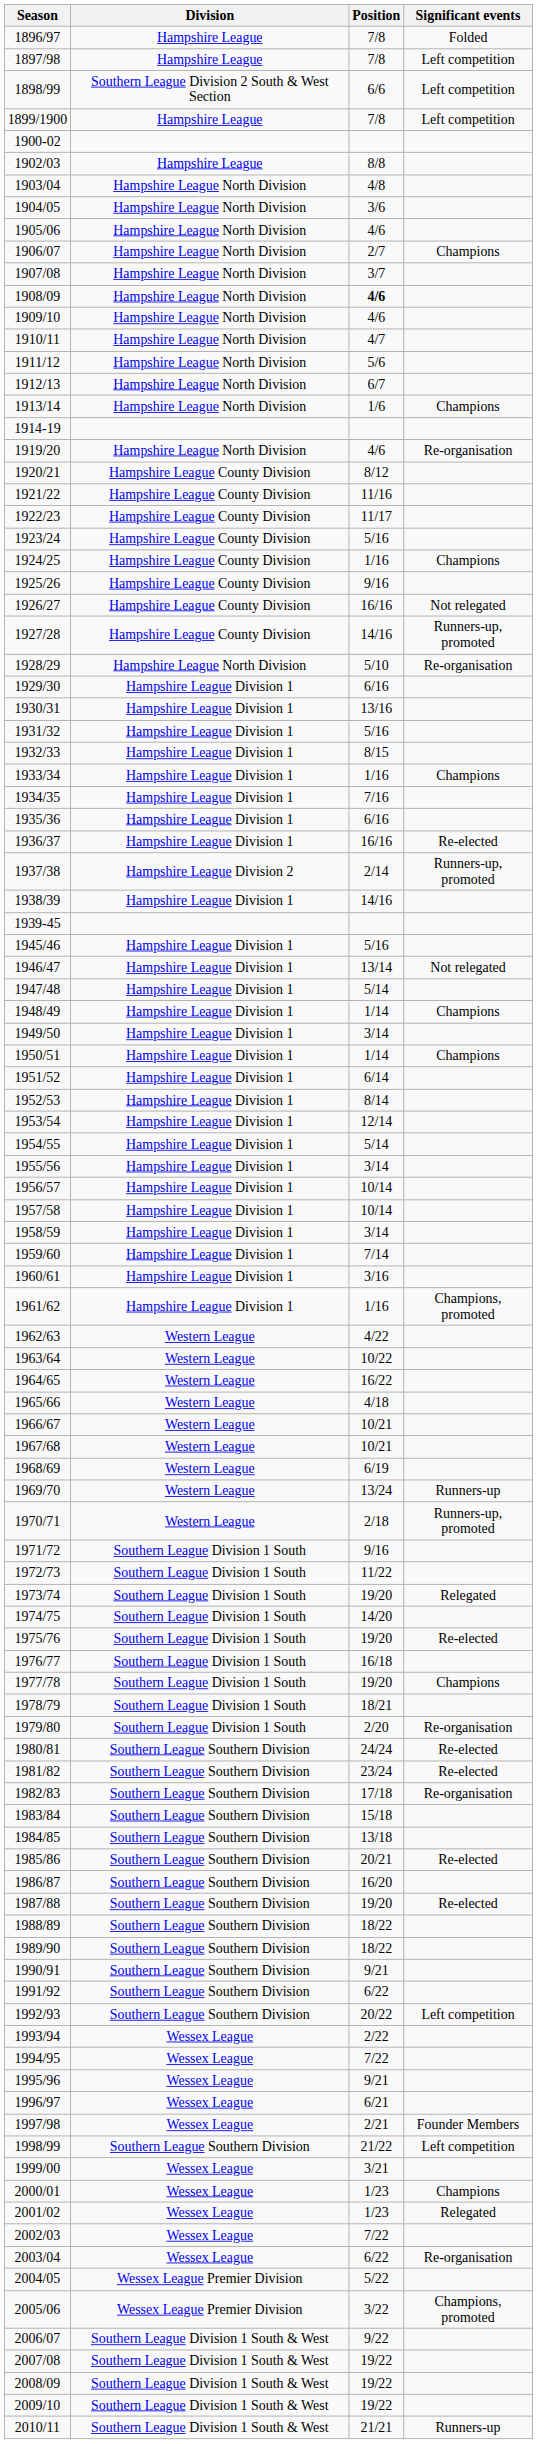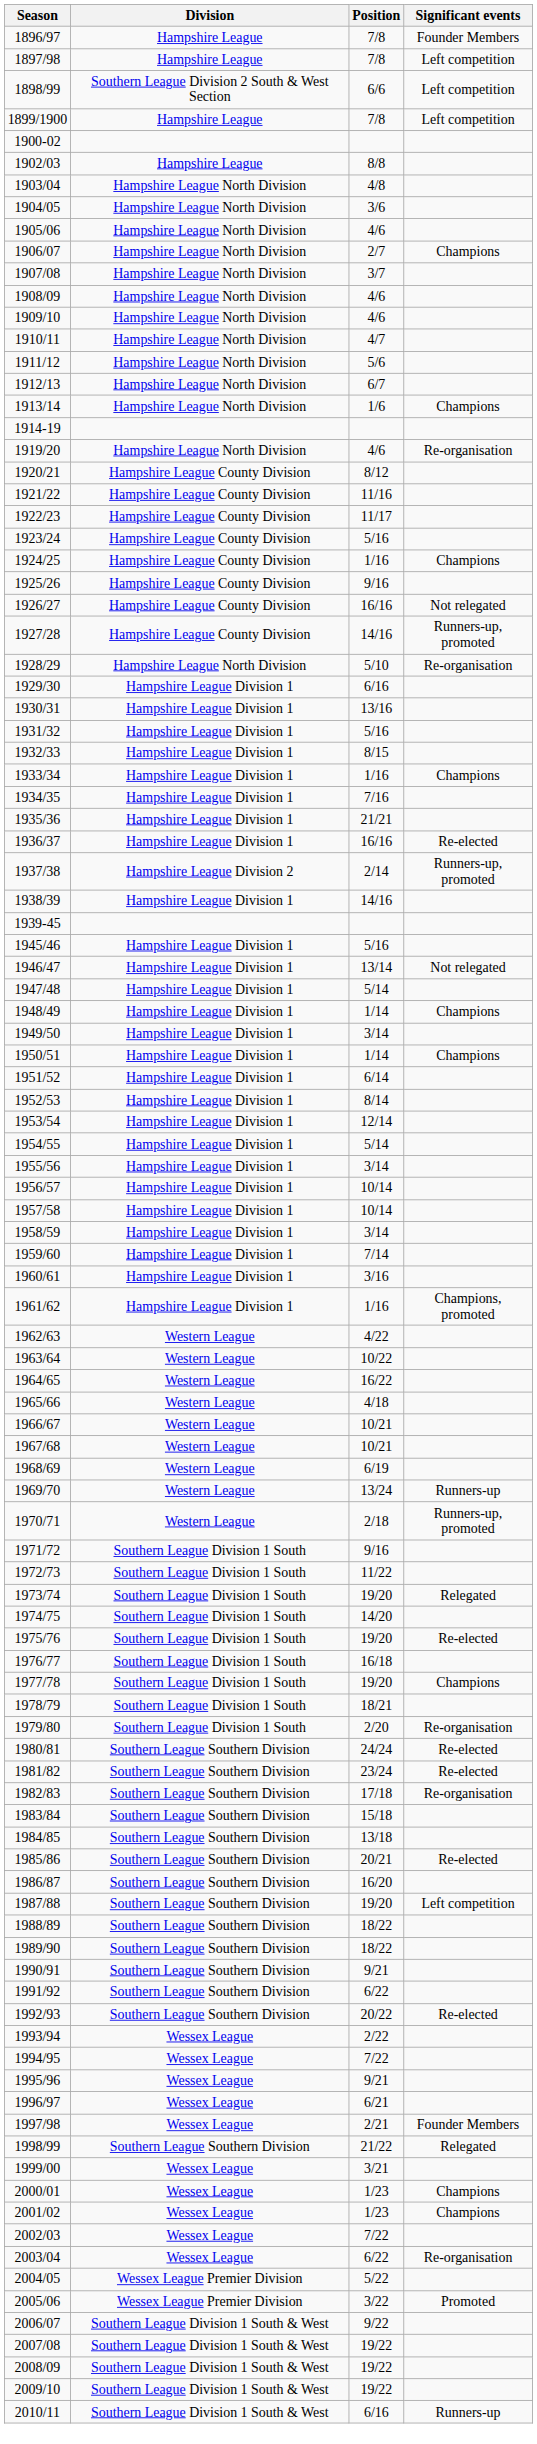(468, 37) Folded -> (468, 37) Founder Members
(376, 296) bold -> (376, 296) normal
(376, 819) 6/16 -> (376, 819) 21/21
(468, 1904) Re-elected -> (468, 1904) Left competition
(468, 2014) Left competition -> (468, 2014) Re-elected
(468, 2146) Left competition -> (468, 2146) Relegated
(468, 2213) Relegated -> (468, 2213) Champions
(468, 2309) Champions, promoted -> (468, 2301) Promoted
(376, 2427) 21/21 -> (376, 2411) 6/16
